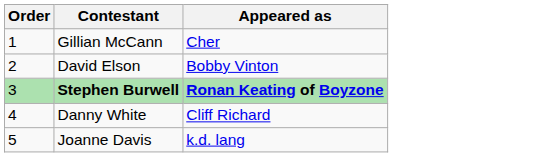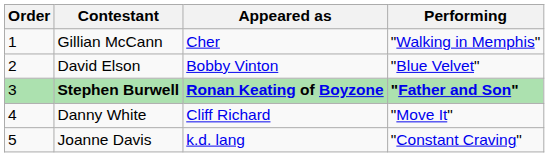+ column: (466, 16)
